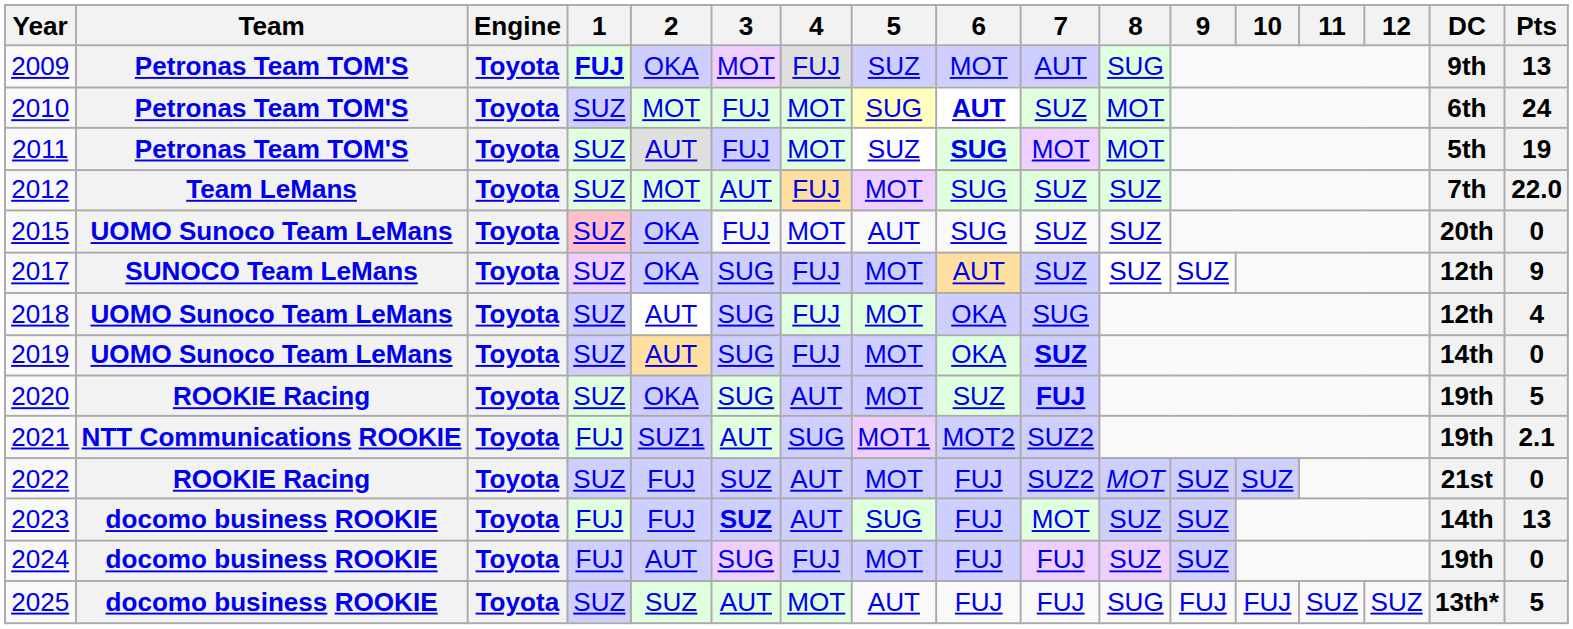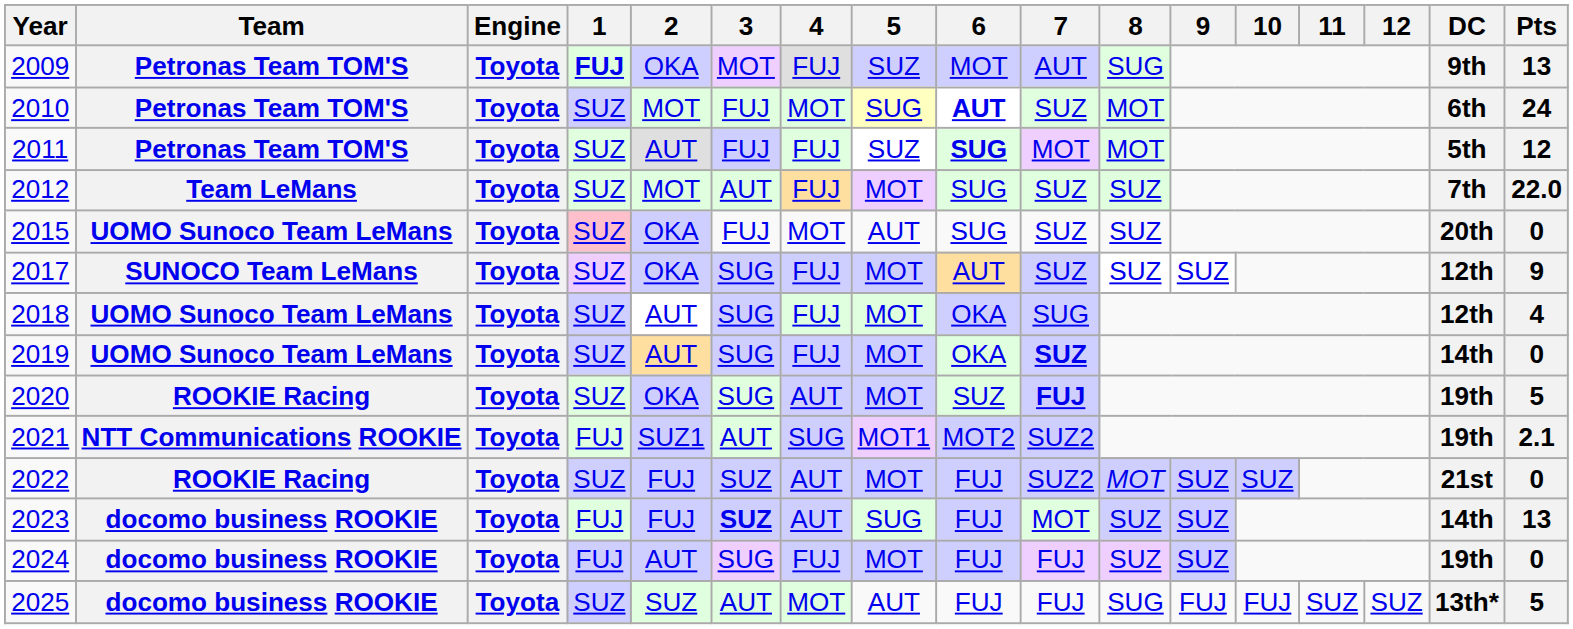(816, 149) MOT -> (816, 149) FUJ
(1537, 149) 19 -> (1537, 149) 12
